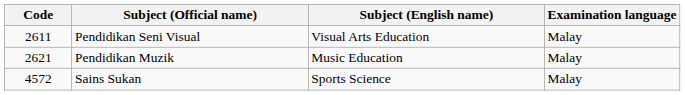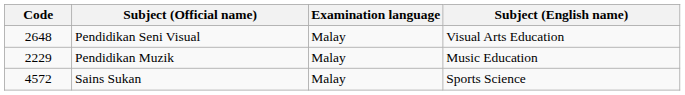columns swapped: (426, 15) <-> (612, 15)
(38, 36) 2611 -> (38, 36) 2648
(38, 57) 2621 -> (38, 57) 2229
